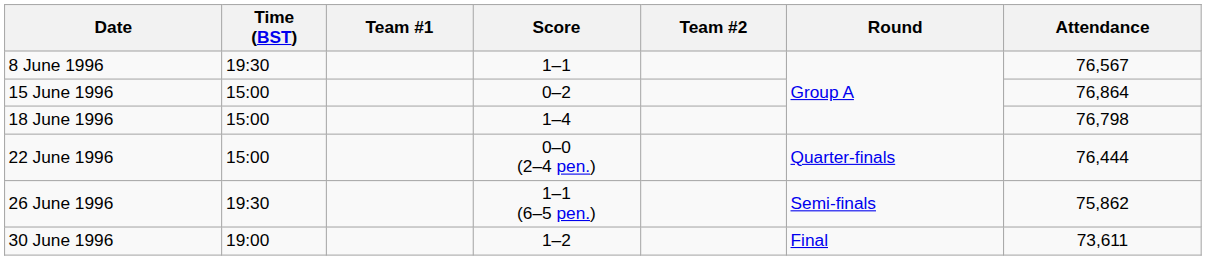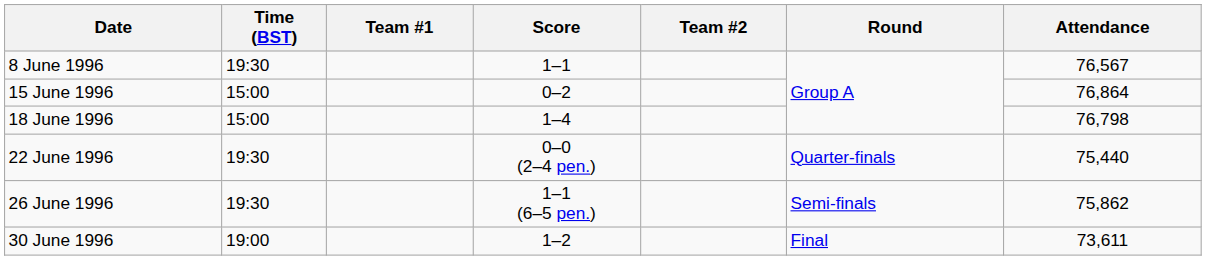(248, 156) 15:00 -> (248, 156) 19:30
(1102, 156) 76,444 -> (1102, 156) 75,440
